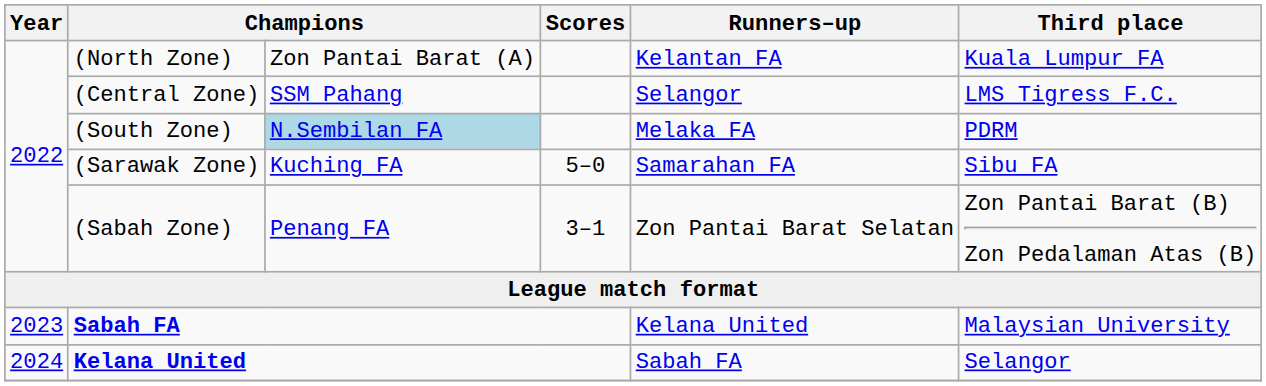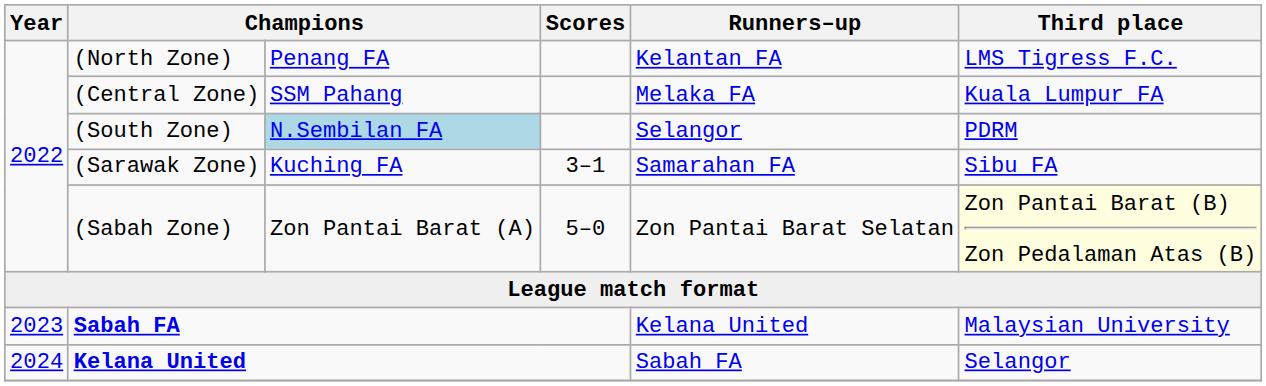(403, 59) Zon Pantai Barat (A) -> (330, 59) Penang FA
(1064, 59) Kuala Lumpur FA -> (1071, 59) LMS Tigress F.C.
(689, 95) Selangor -> (695, 95) Melaka FA
(1071, 95) LMS Tigress F.C. -> (1064, 95) Kuala Lumpur FA
(695, 131) Melaka FA -> (689, 131) Selangor
(585, 167) 5–0 -> (585, 167) 3–1
(330, 228) Penang FA -> (403, 228) Zon Pantai Barat (A)
(585, 228) 3–1 -> (585, 228) 5–0
(1110, 228) no background -> (1110, 228) lightyellow background
